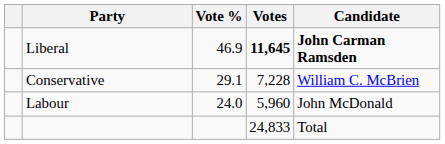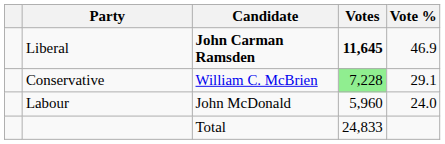columns swapped: (367, 16) <-> (219, 16)
(274, 80) no background -> (366, 80) lightgreen background
